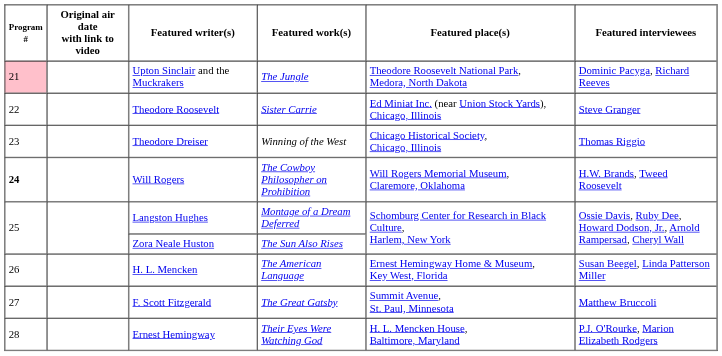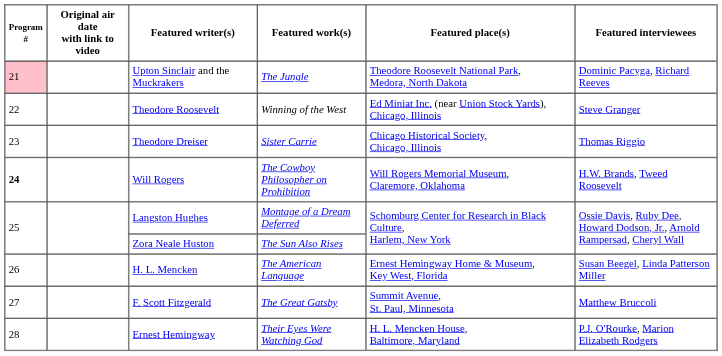(289, 109) Sister Carrie -> (304, 109) Winning of the West
(304, 141) Winning of the West -> (289, 141) Sister Carrie
